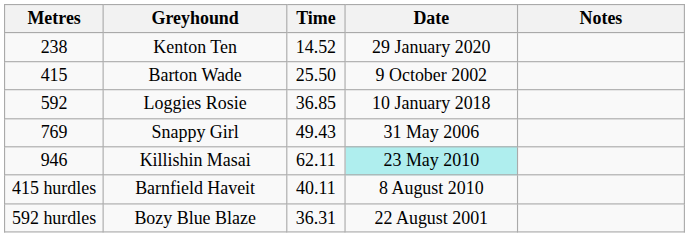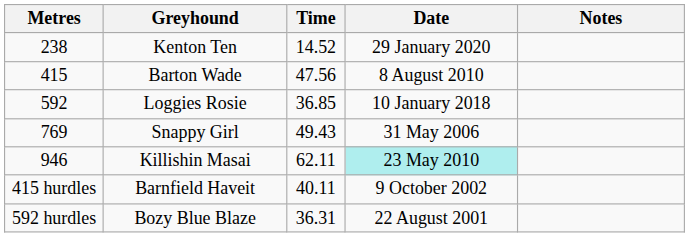(316, 75) 25.50 -> (316, 75) 47.56
(431, 75) 9 October 2002 -> (431, 75) 8 August 2010
(431, 189) 8 August 2010 -> (431, 189) 9 October 2002
